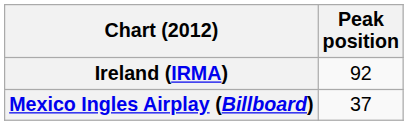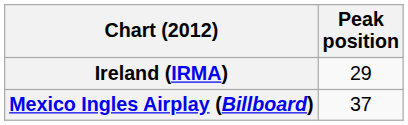(361, 73) 92 -> (361, 73) 29
